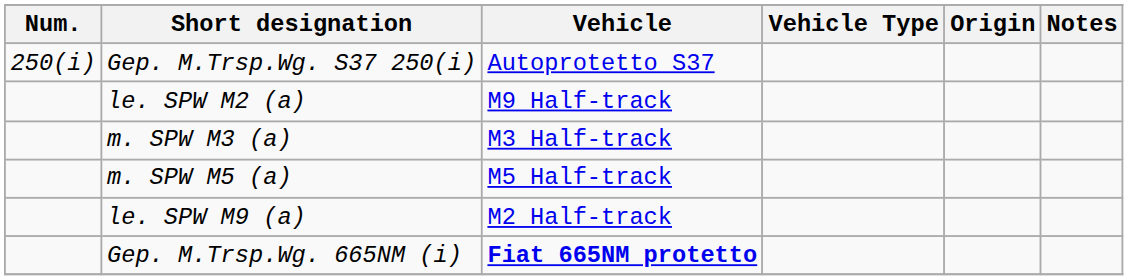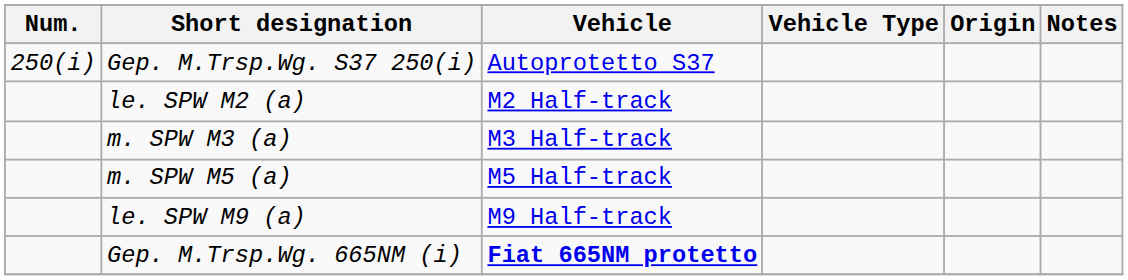(580, 101) M9 Half-track -> (580, 101) M2 Half-track
(580, 217) M2 Half-track -> (580, 217) M9 Half-track
